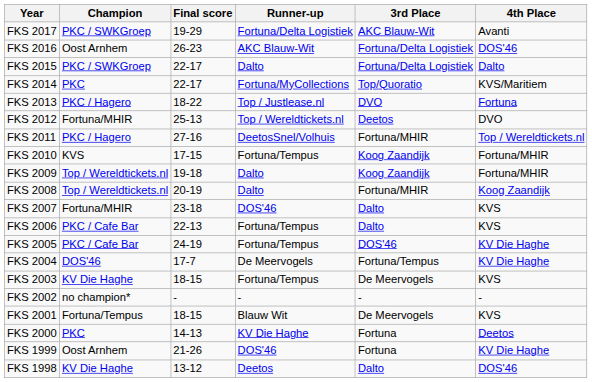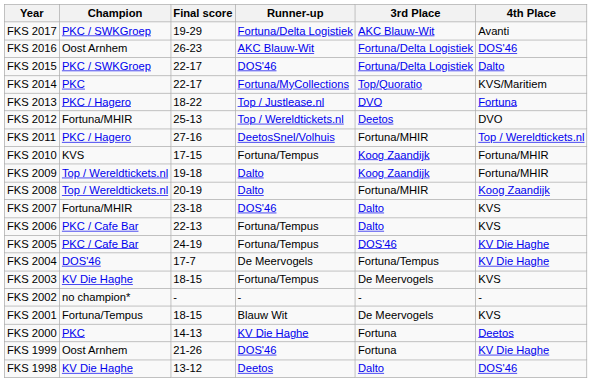(251, 66) Dalto -> (257, 66) DOS'46
